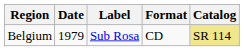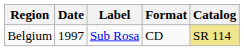(71, 35) 1979 -> (71, 35) 1997
